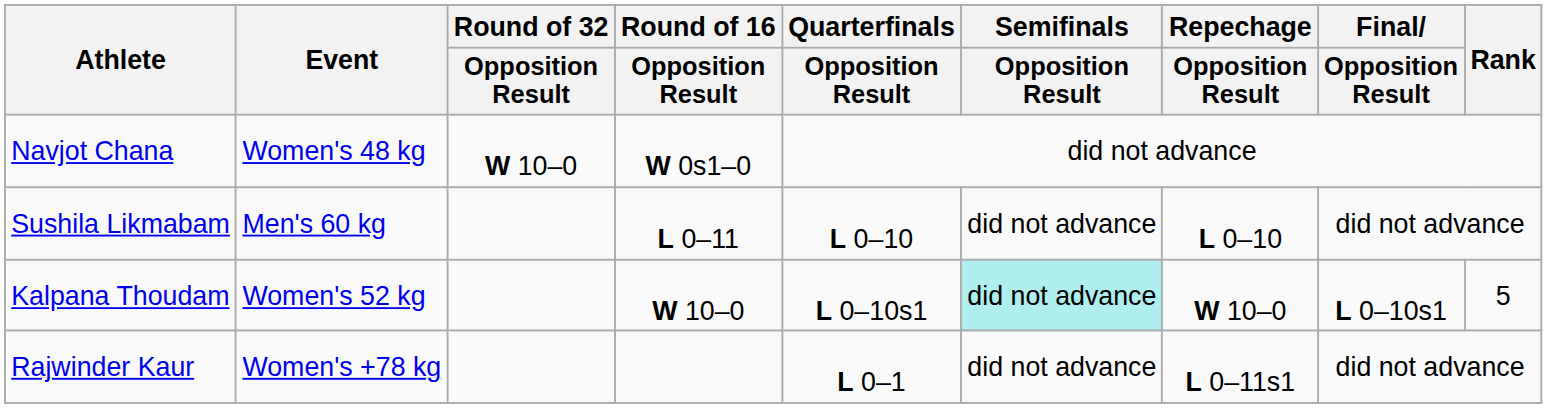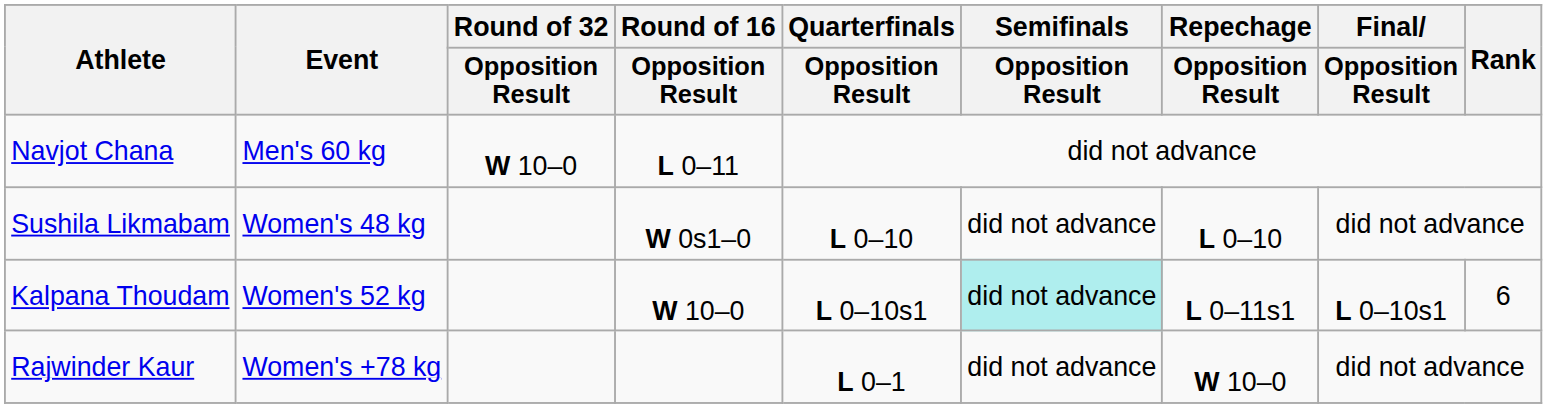(334, 152) Women's 48 kg -> (314, 152) Men's 60 kg
(698, 166) W 0s1–0 -> (698, 166) L 0–11
(314, 224) Men's 60 kg -> (334, 224) Women's 48 kg
(698, 238) L 0–11 -> (698, 238) W 0s1–0
(1240, 311) W 10–0 -> (1240, 311) L 0–11s1
(1503, 296) 5 -> (1503, 296) 6
(1240, 383) L 0–11s1 -> (1240, 383) W 10–0
